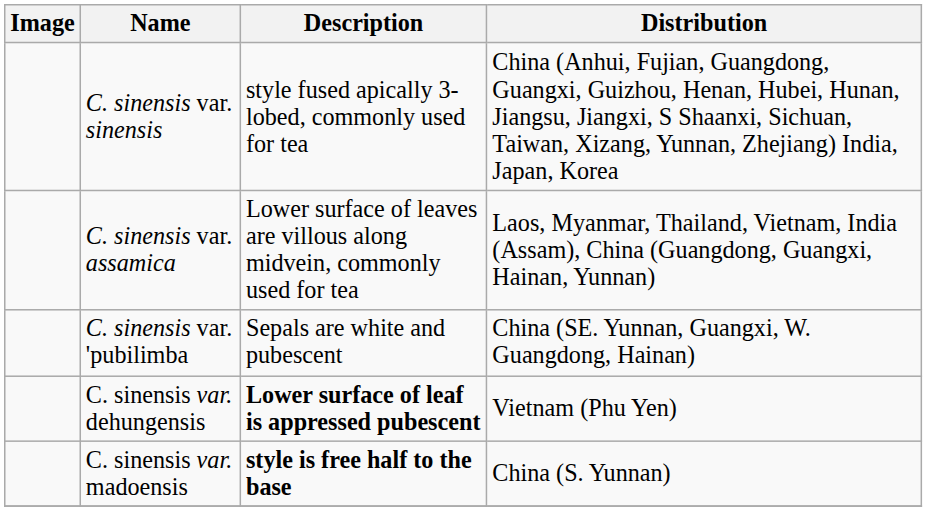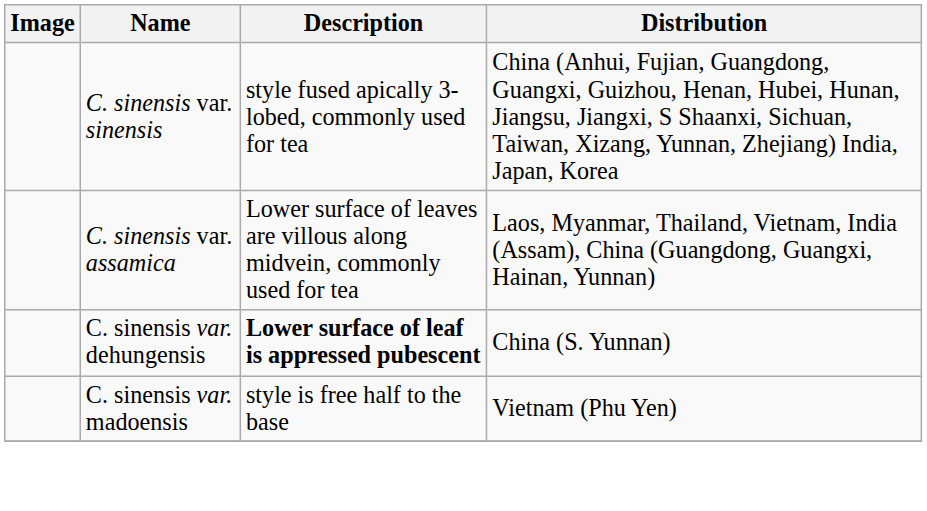- row: (159, 342)
(585, 407) Vietnam (Phu Yen) -> (582, 342) China (S. Yunnan)
(359, 473) bold -> (354, 407) normal
(582, 473) China (S. Yunnan) -> (585, 407) Vietnam (Phu Yen)
